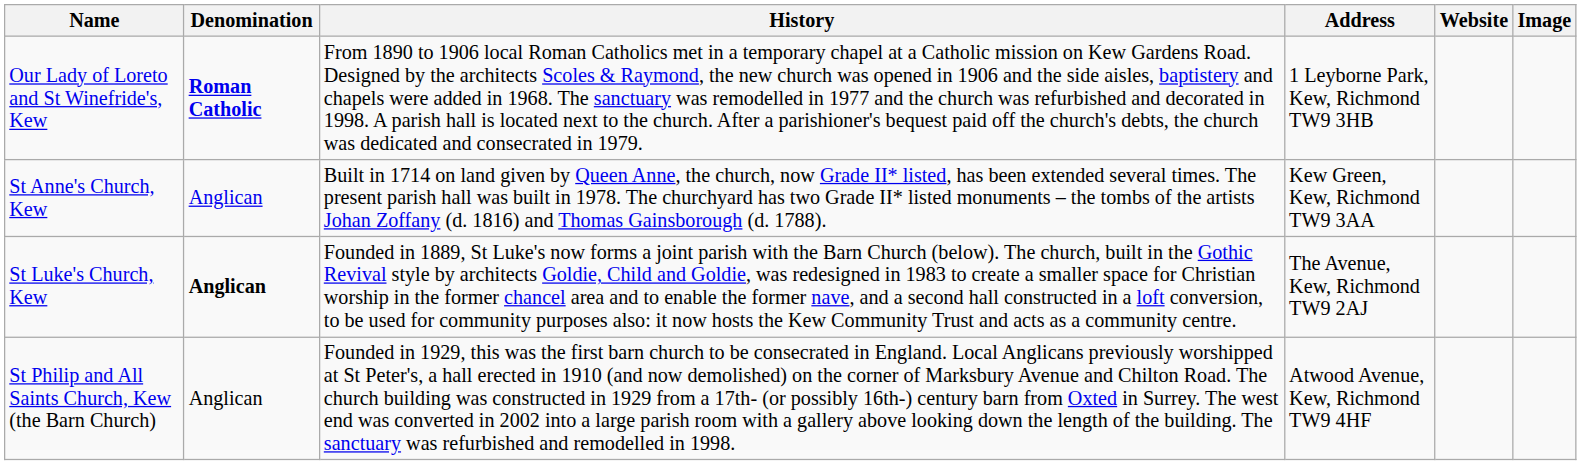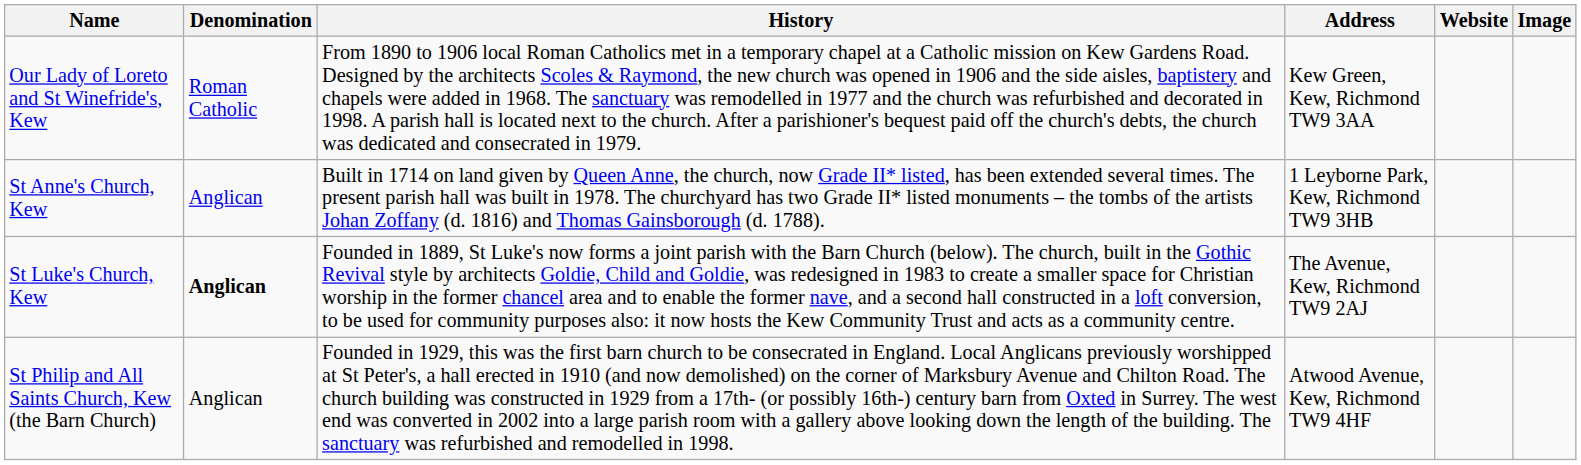(225, 97) bold -> (223, 97) normal
(1359, 97) 1 Leyborne Park, Kew, Richmond TW9 3HB -> (1354, 97) Kew Green, Kew, Richmond TW9 3AA
(1355, 197) Kew Green, Kew, Richmond TW9 3AA -> (1359, 197) 1 Leyborne Park, Kew, Richmond TW9 3HB
